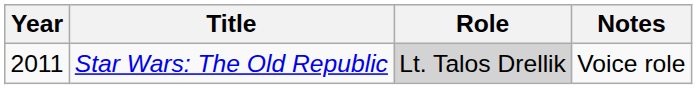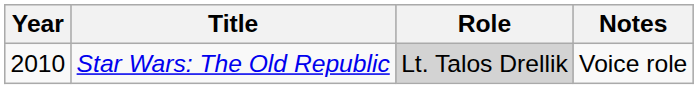(37, 63) 2011 -> (38, 63) 2010
